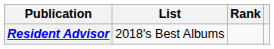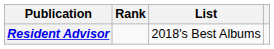columns swapped: (170, 14) <-> (245, 14)
